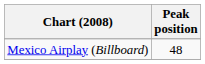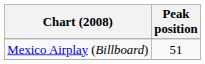(176, 49) 48 -> (176, 49) 51
